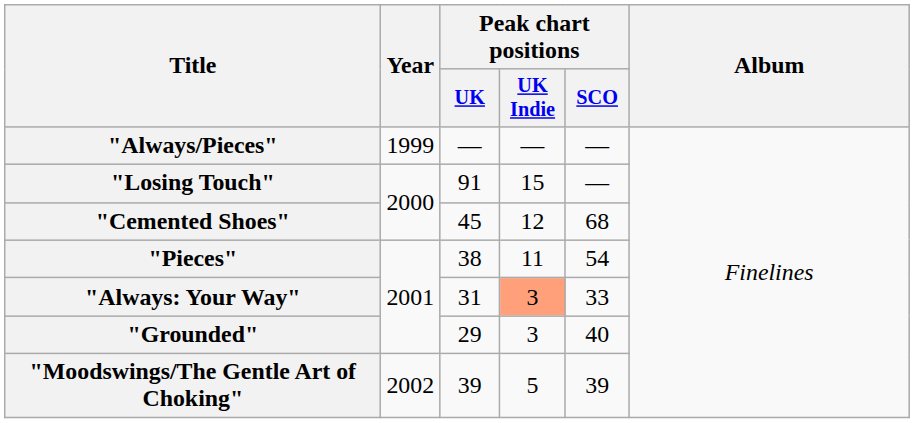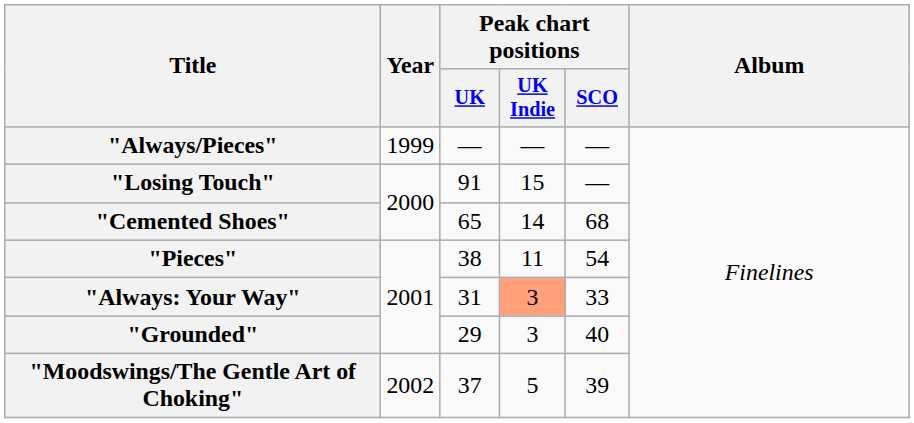(470, 220) 45 -> (470, 220) 65
(533, 220) 12 -> (533, 220) 14
(470, 385) 39 -> (470, 385) 37
